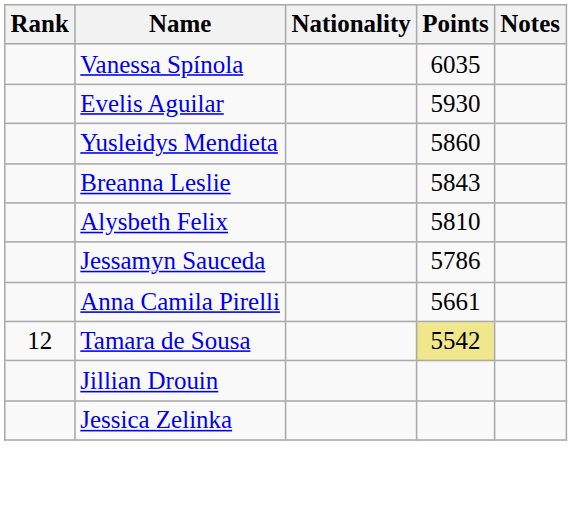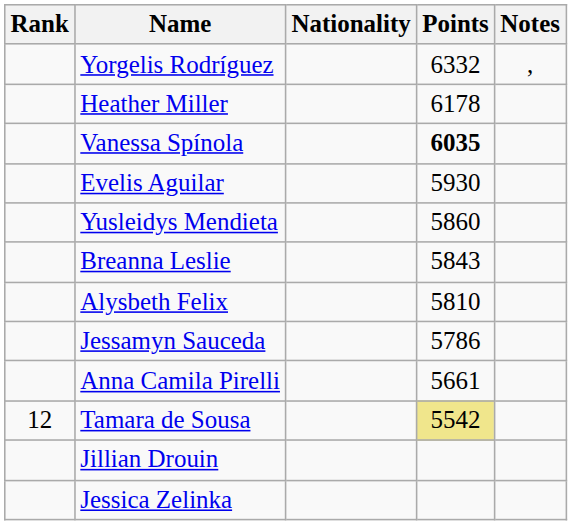+ row: (177, 63)
+ row: (154, 103)
(456, 63) normal -> (456, 143) bold
